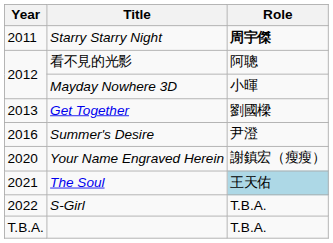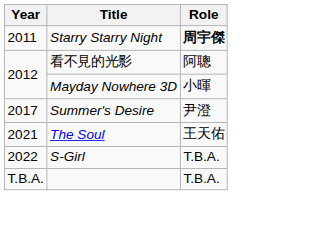- row: (90, 110)
(23, 134) 2016 -> (23, 110) 2017
- row: (137, 158)
(251, 182) lightblue background -> (204, 134) no background
